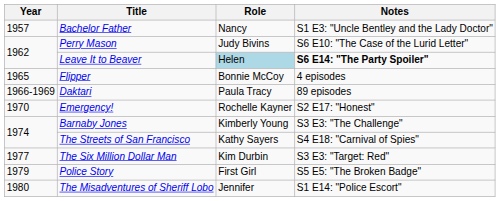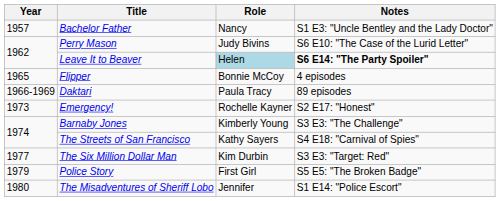(18, 108) 1970 -> (18, 108) 1973
